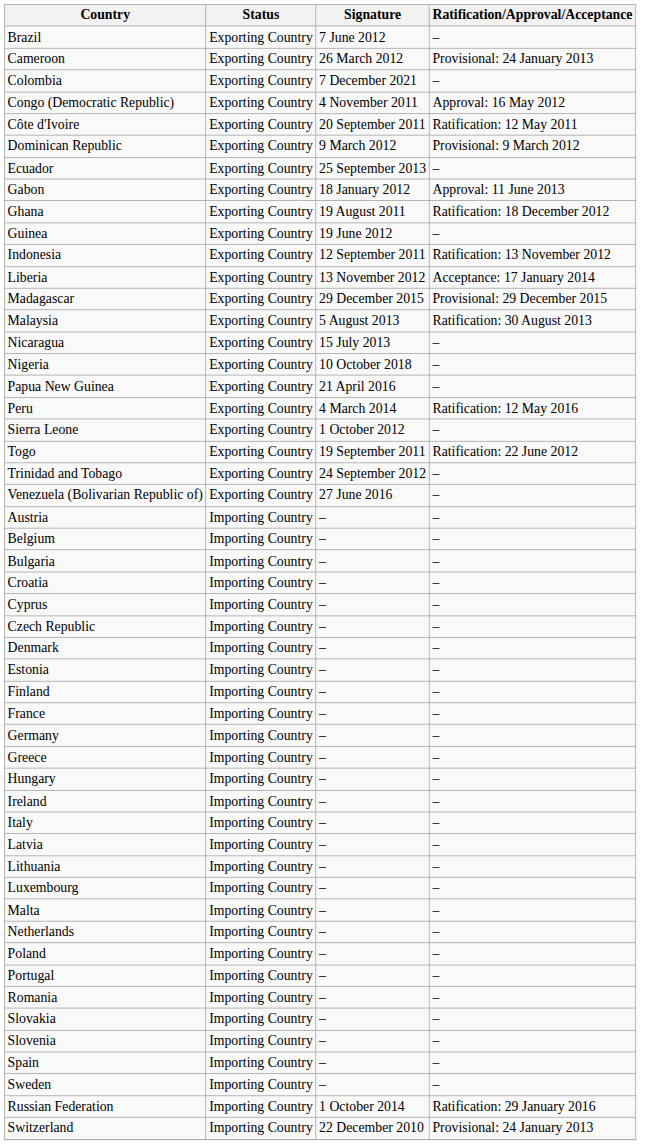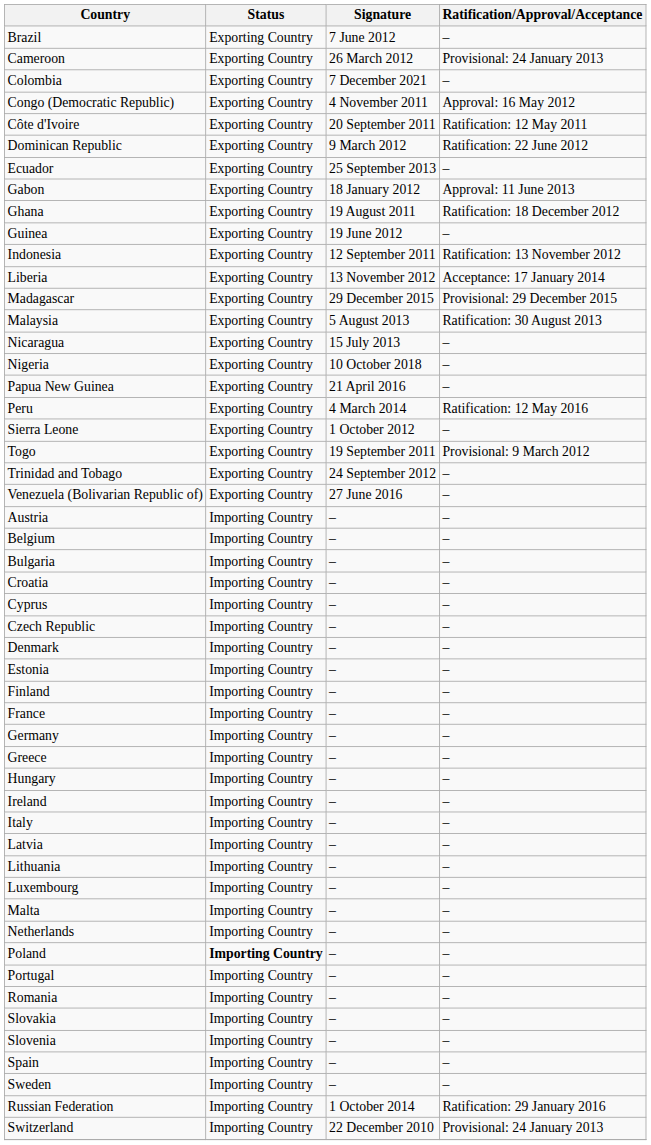(506, 146) Provisional: 9 March 2012 -> (515, 146) Ratification: 22 June 2012
(505, 451) Ratification: 22 June 2012 -> (516, 451) Provisional: 9 March 2012
(261, 953) normal -> (266, 953) bold
